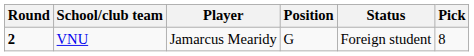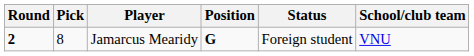columns swapped: (452, 16) <-> (110, 16)
(289, 39) normal -> (210, 39) bold
